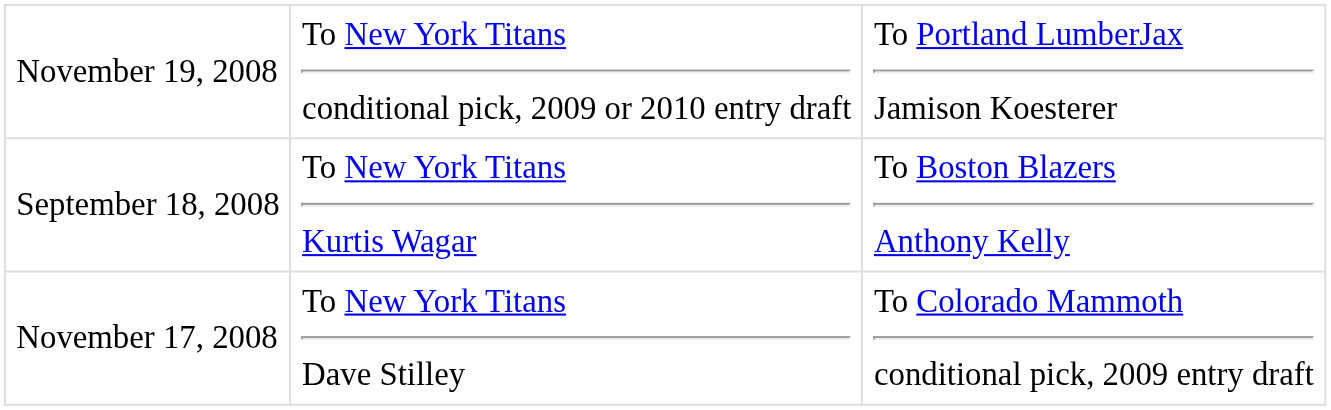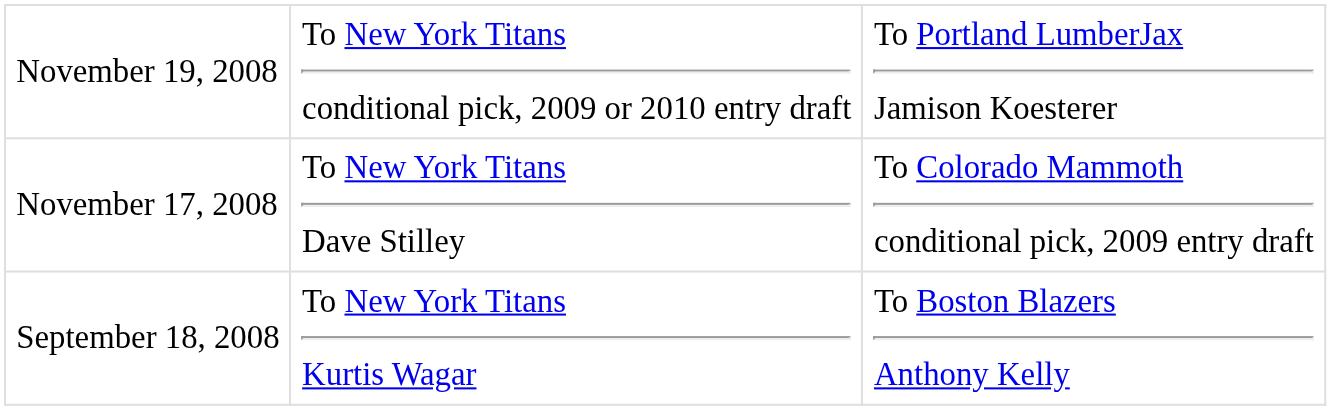rows swapped: (147, 337) <-> (148, 204)
